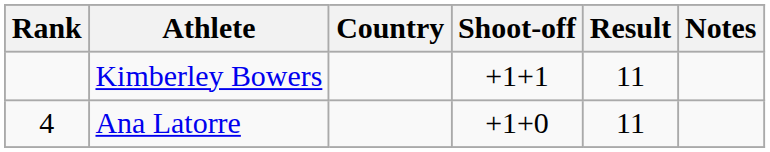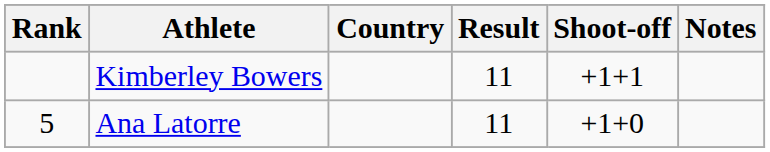columns swapped: (631, 28) <-> (517, 28)
(47, 123) 4 -> (47, 123) 5
